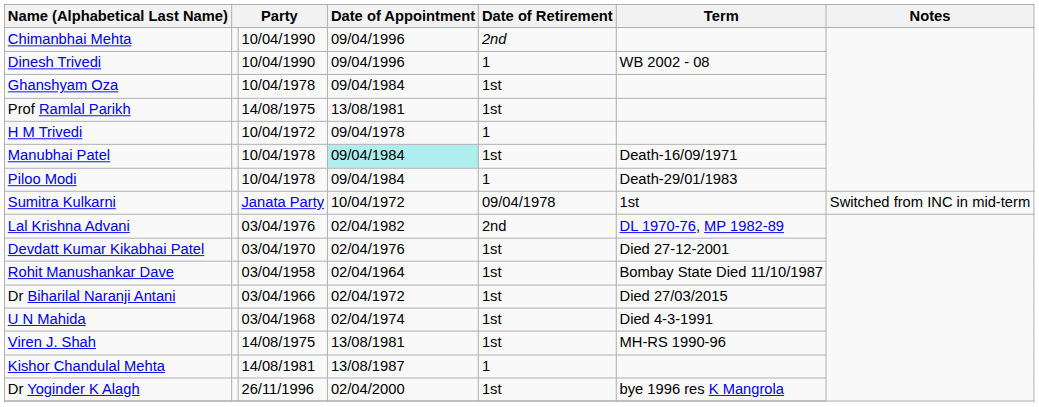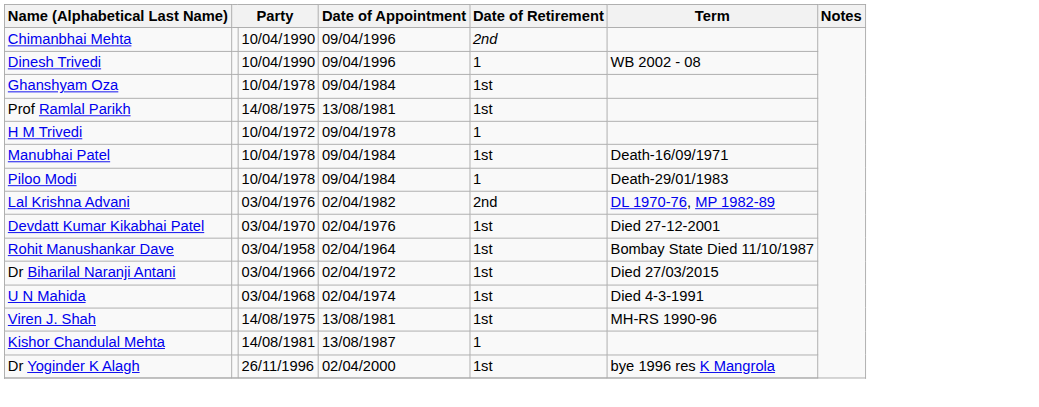(368, 156) paleturquoise background -> (359, 156) no background
- row: (62, 202)
